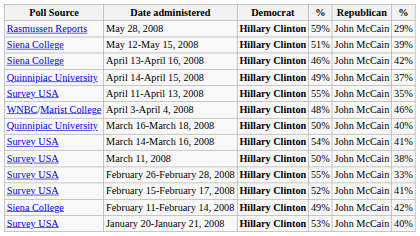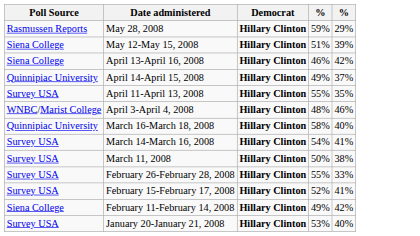- column: (362, 12)
(320, 126) 50% -> (320, 126) 58%
